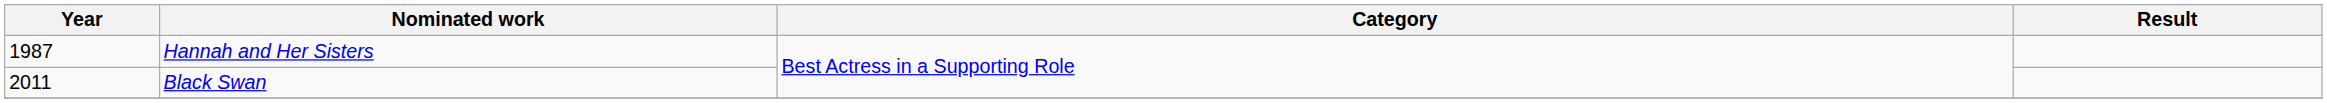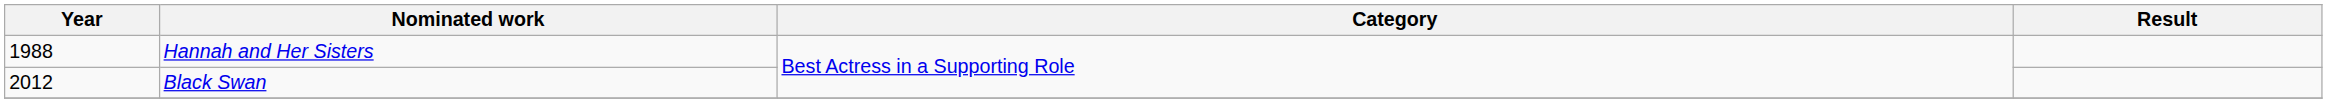(31, 51) 1987 -> (31, 51) 1988
(30, 82) 2011 -> (31, 82) 2012
